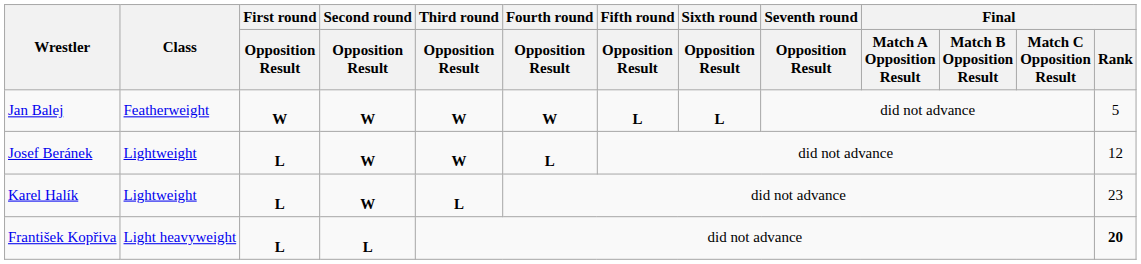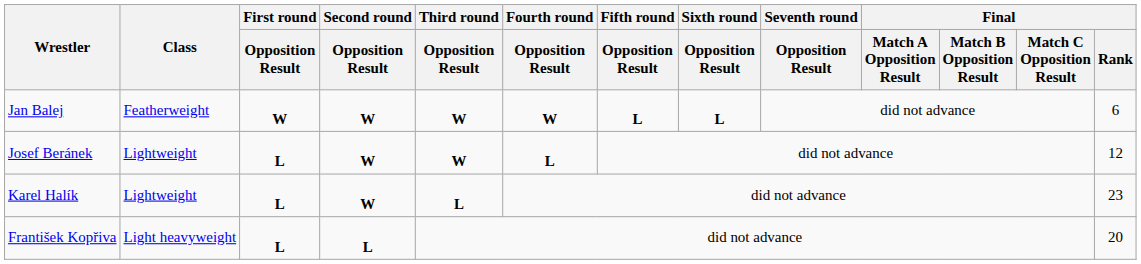(1115, 110) 5 -> (1115, 110) 6
(1115, 237) bold -> (1115, 237) normal
